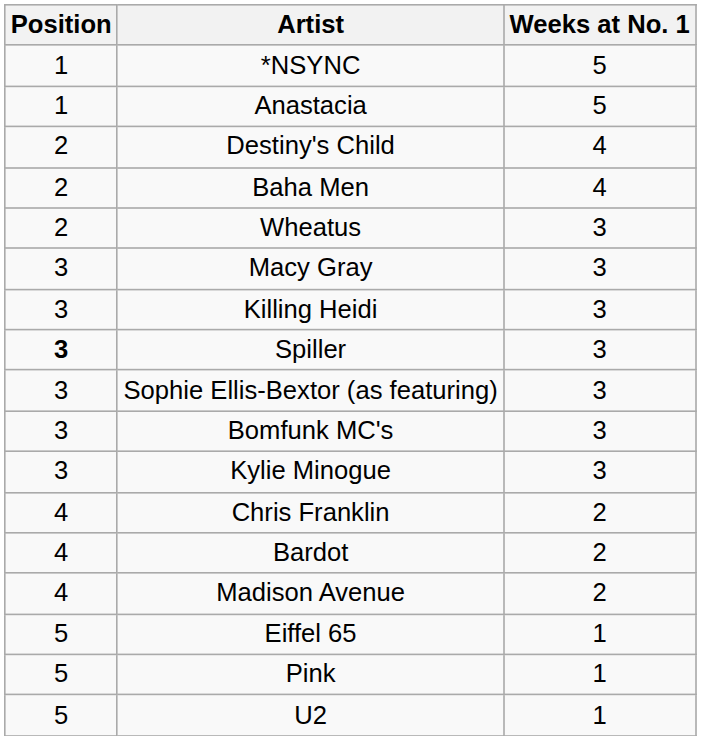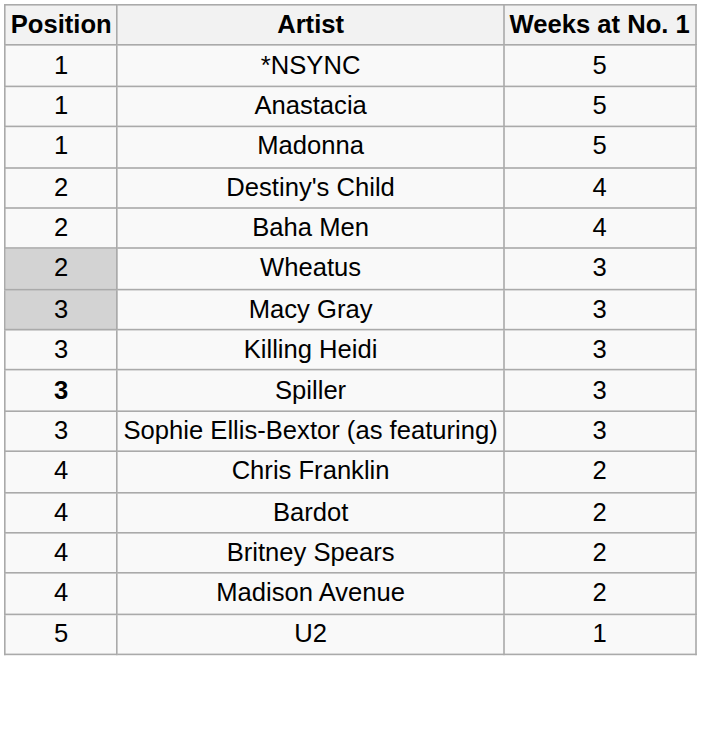+ row: (311, 146)
(61, 227) no background -> (61, 268) lightgrey background
(61, 268) no background -> (61, 308) lightgrey background
- row: (311, 430)
- row: (311, 471)
+ row: (311, 552)
- row: (311, 633)
- row: (311, 674)
